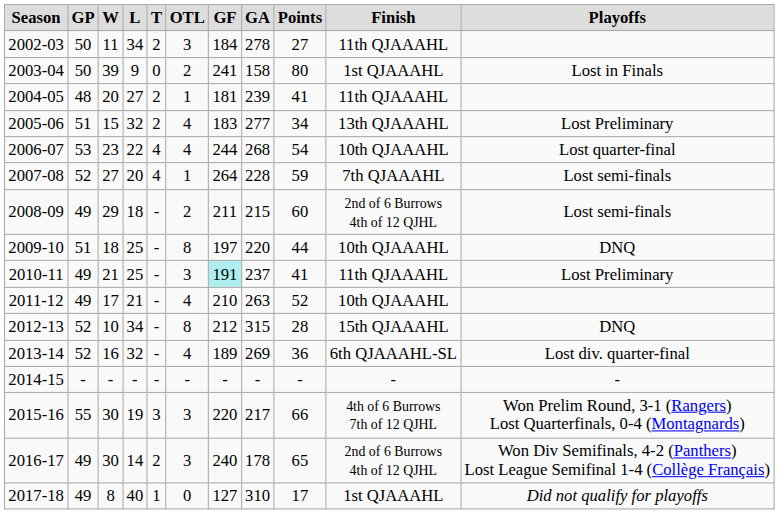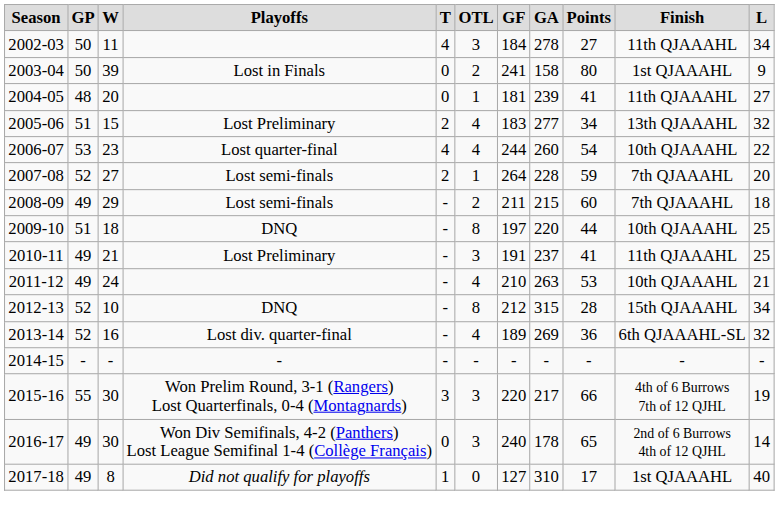columns swapped: (135, 17) <-> (617, 17)
(156, 44) 2 -> (445, 44) 4
(156, 96) 2 -> (445, 96) 0
(258, 149) 268 -> (546, 149) 260
(156, 176) 4 -> (445, 176) 2
(393, 212) 2nd of 6 Burrows 4th of 12 QJHL -> (682, 202) 7th QJAAAHL
(225, 273) paleturquoise background -> (514, 255) no background
(111, 300) 17 -> (111, 281) 24
(300, 300) 52 -> (589, 281) 53
(156, 460) 2 -> (445, 441) 0
